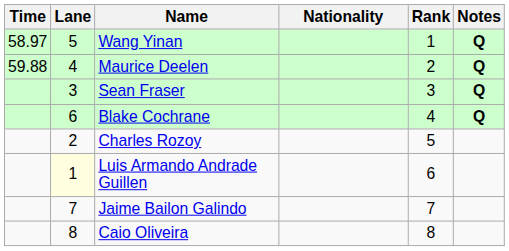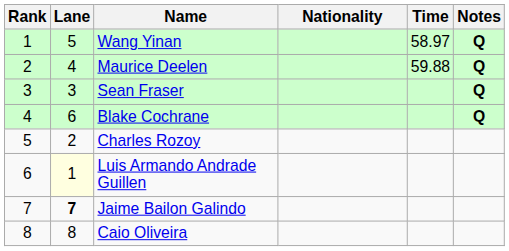columns swapped: (431, 16) <-> (28, 16)
(73, 208) normal -> (72, 208) bold
